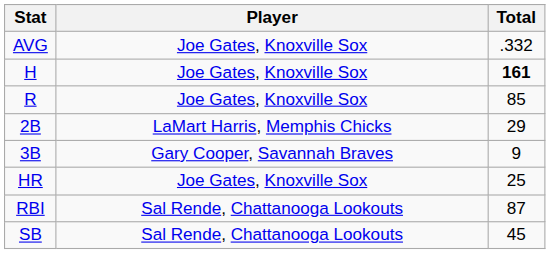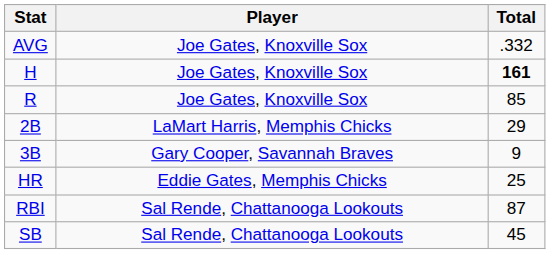(272, 180) Joe Gates, Knoxville Sox -> (272, 180) Eddie Gates, Memphis Chicks
